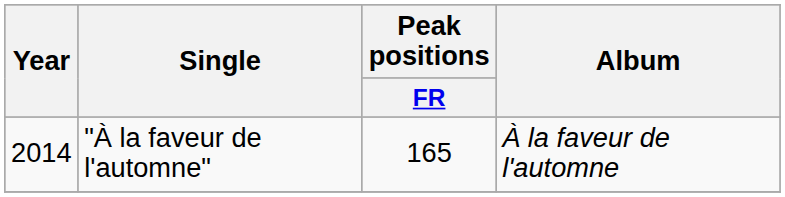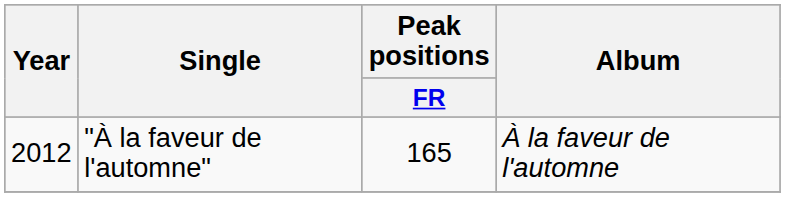(41, 153) 2014 -> (41, 153) 2012
